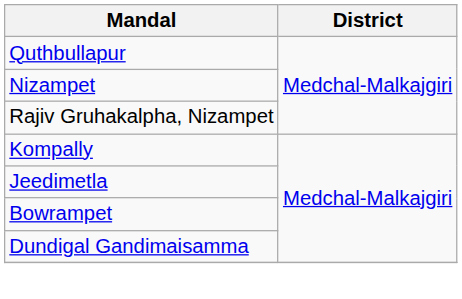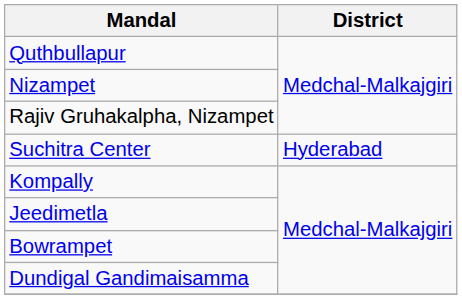+ row: (80, 149)
